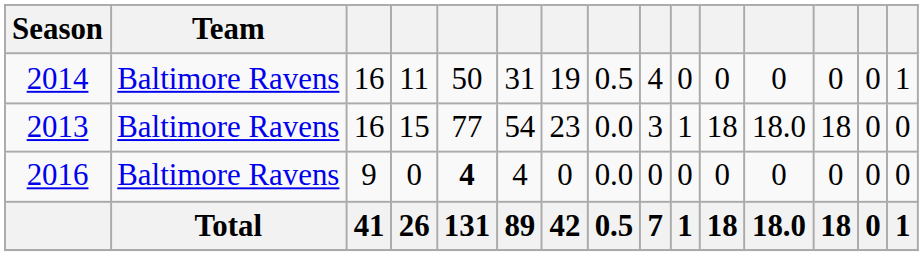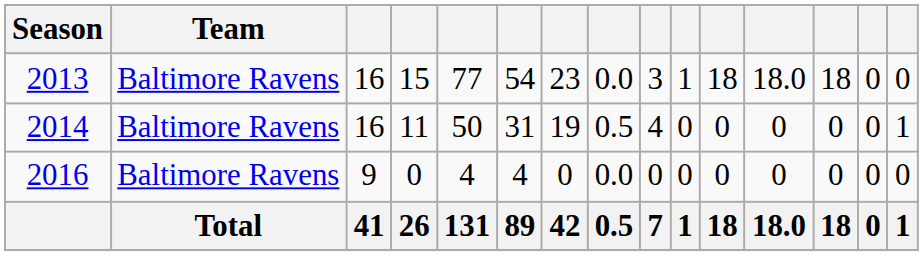rows swapped: (58, 126) <-> (58, 77)
(467, 175) bold -> (467, 175) normal
